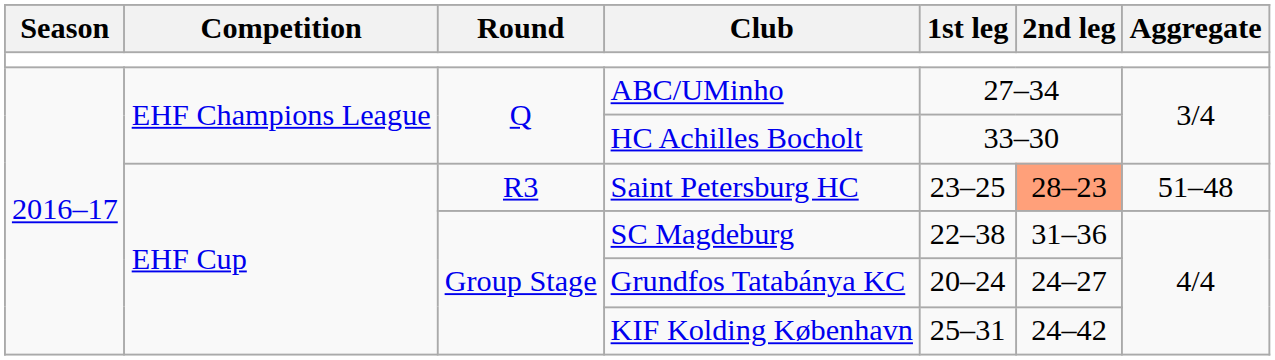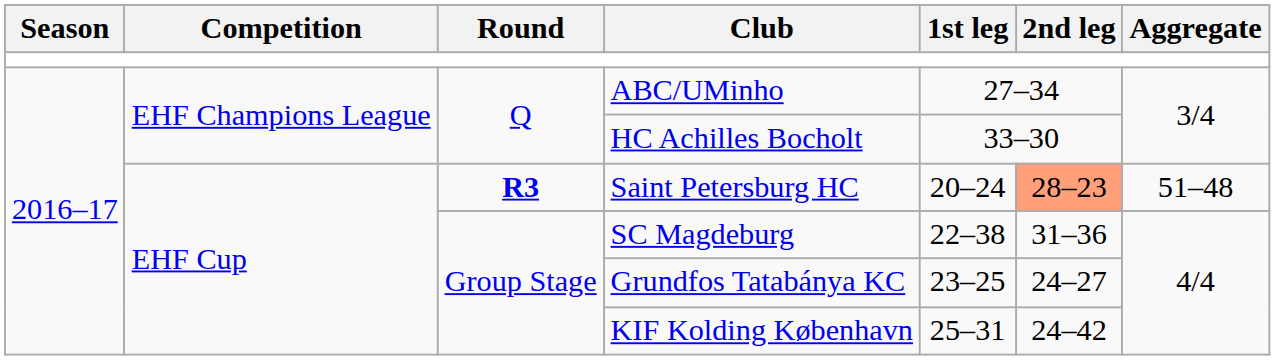(521, 186) normal -> (521, 186) bold
(968, 186) 23–25 -> (968, 186) 20–24
(968, 282) 20–24 -> (968, 282) 23–25
